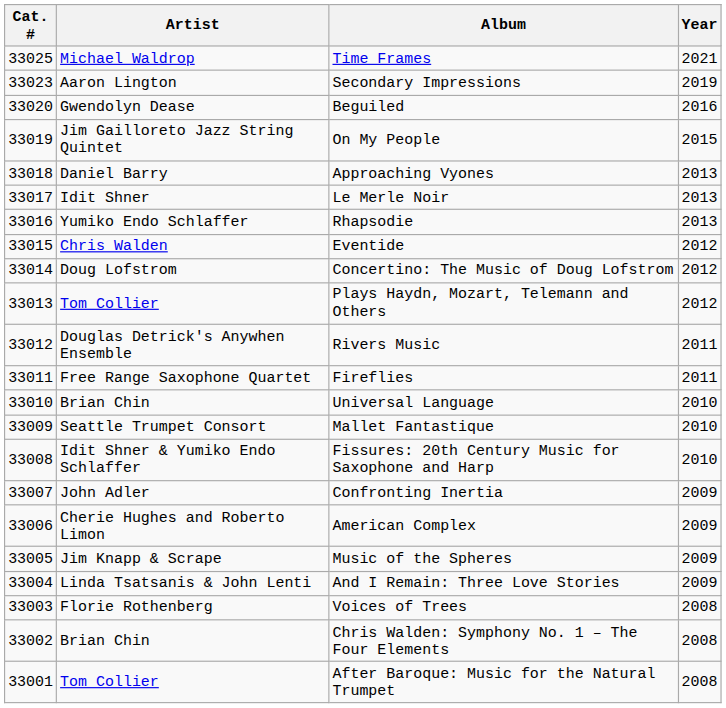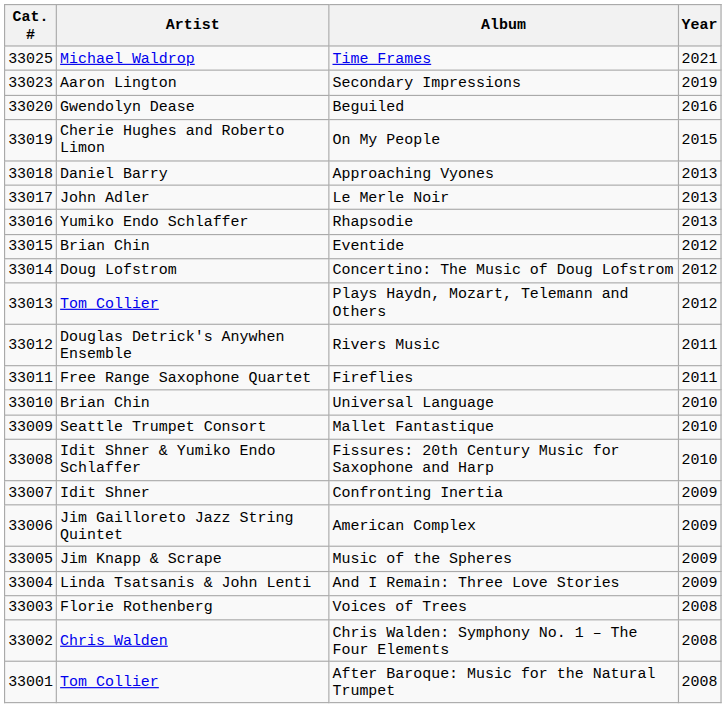(177, 140) Jim Gailloreto Jazz String Quintet -> (172, 140) Cherie Hughes and Roberto Limon
(105, 197) Idit Shner -> (105, 197) John Adler
(114, 246) Chris Walden -> (105, 246) Brian Chin
(105, 493) John Adler -> (105, 493) Idit Shner
(172, 526) Cherie Hughes and Roberto Limon -> (177, 526) Jim Gailloreto Jazz String Quintet
(105, 641) Brian Chin -> (114, 641) Chris Walden
